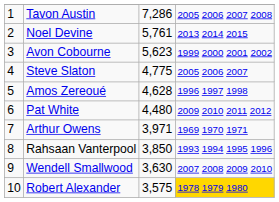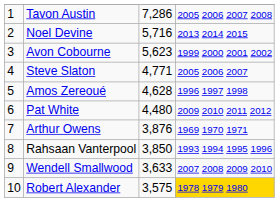(157, 33) 5,761 -> (157, 33) 5,716
(157, 71) 4,775 -> (157, 71) 4,771
(157, 129) 3,971 -> (157, 129) 3,876
(157, 168) 3,630 -> (157, 168) 3,633
